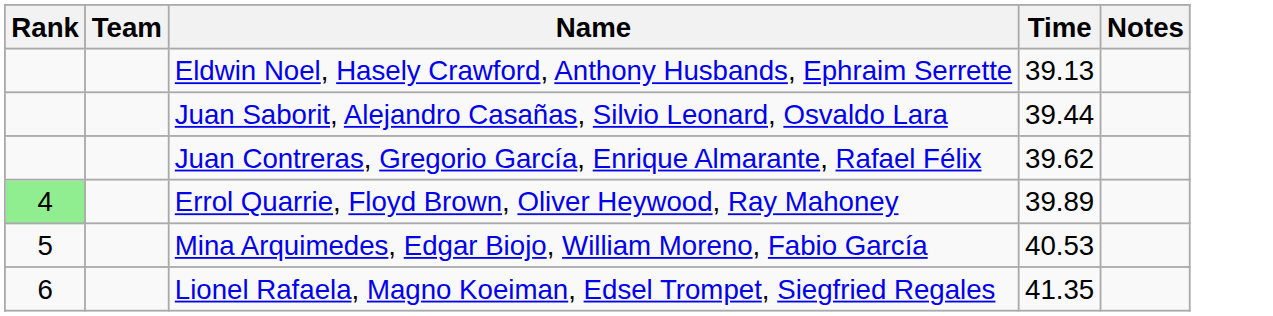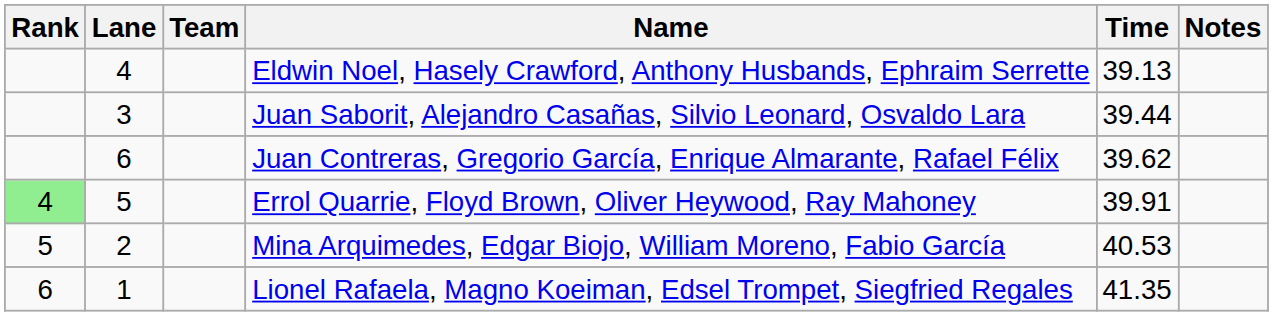+ column: (124, 27)
(1060, 202) 39.89 -> (1137, 202) 39.91
